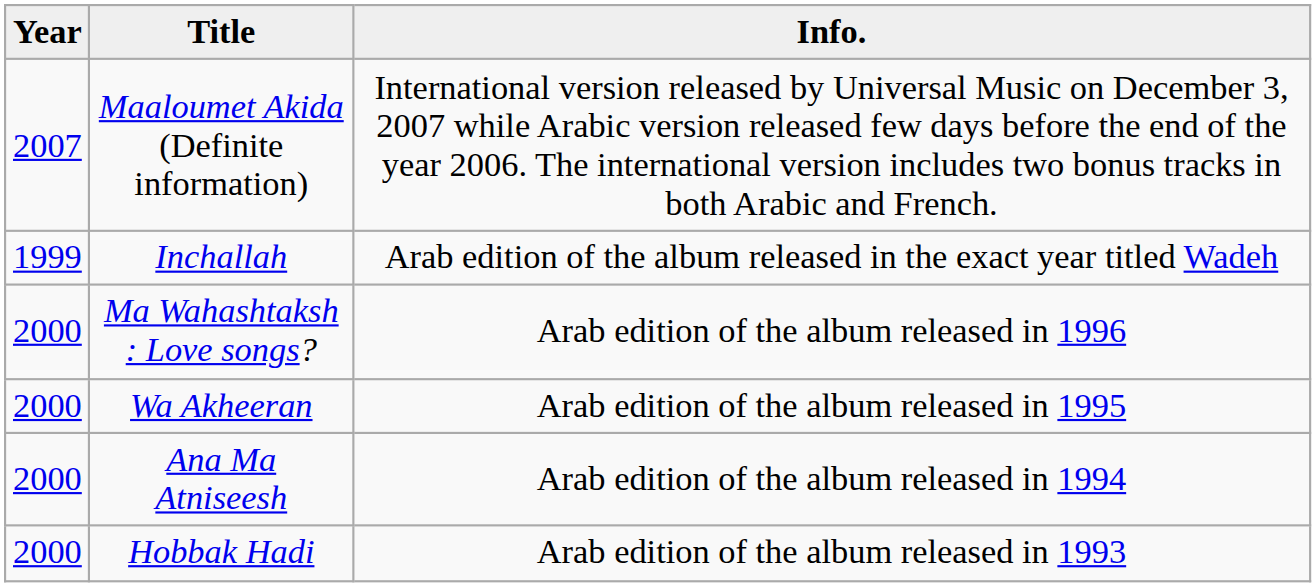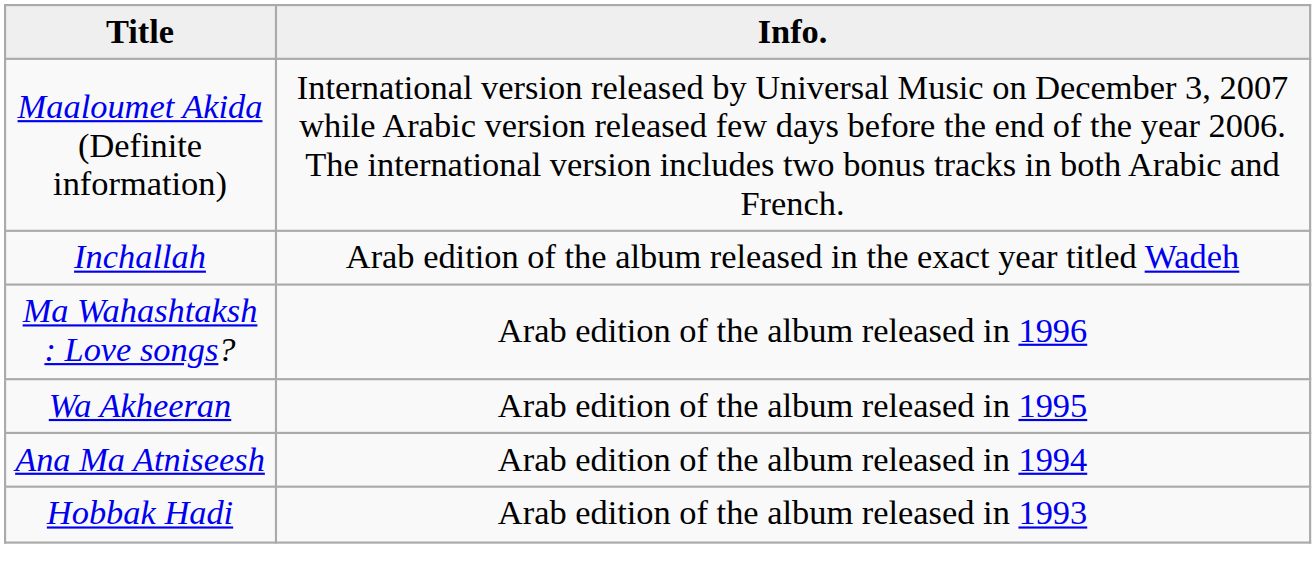- column: (47, 31)
